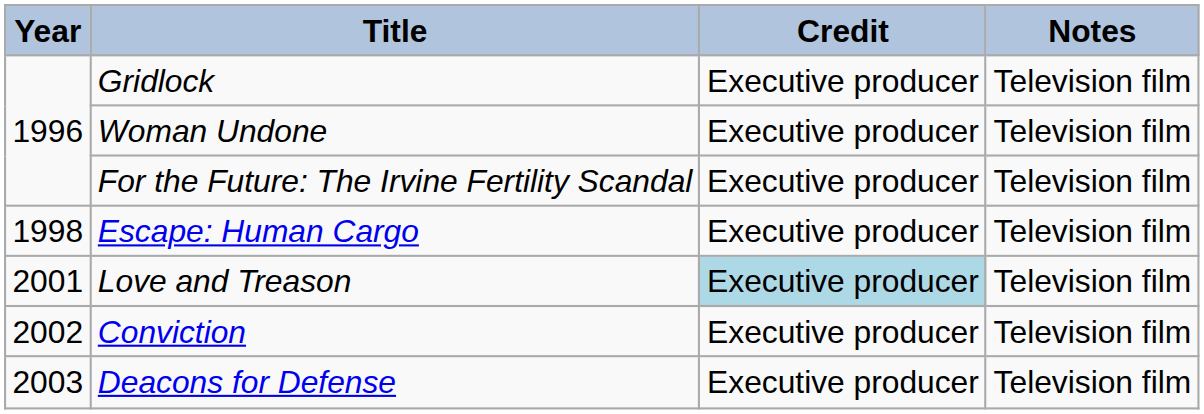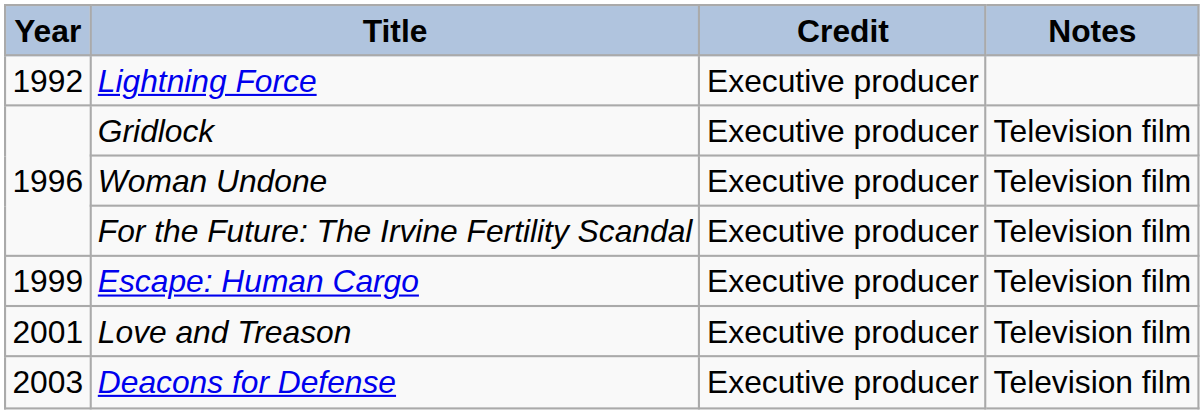+ row: (207, 81)
(48, 232) 1998 -> (48, 282) 1999
(843, 282) lightblue background -> (843, 332) no background
- row: (172, 332)
